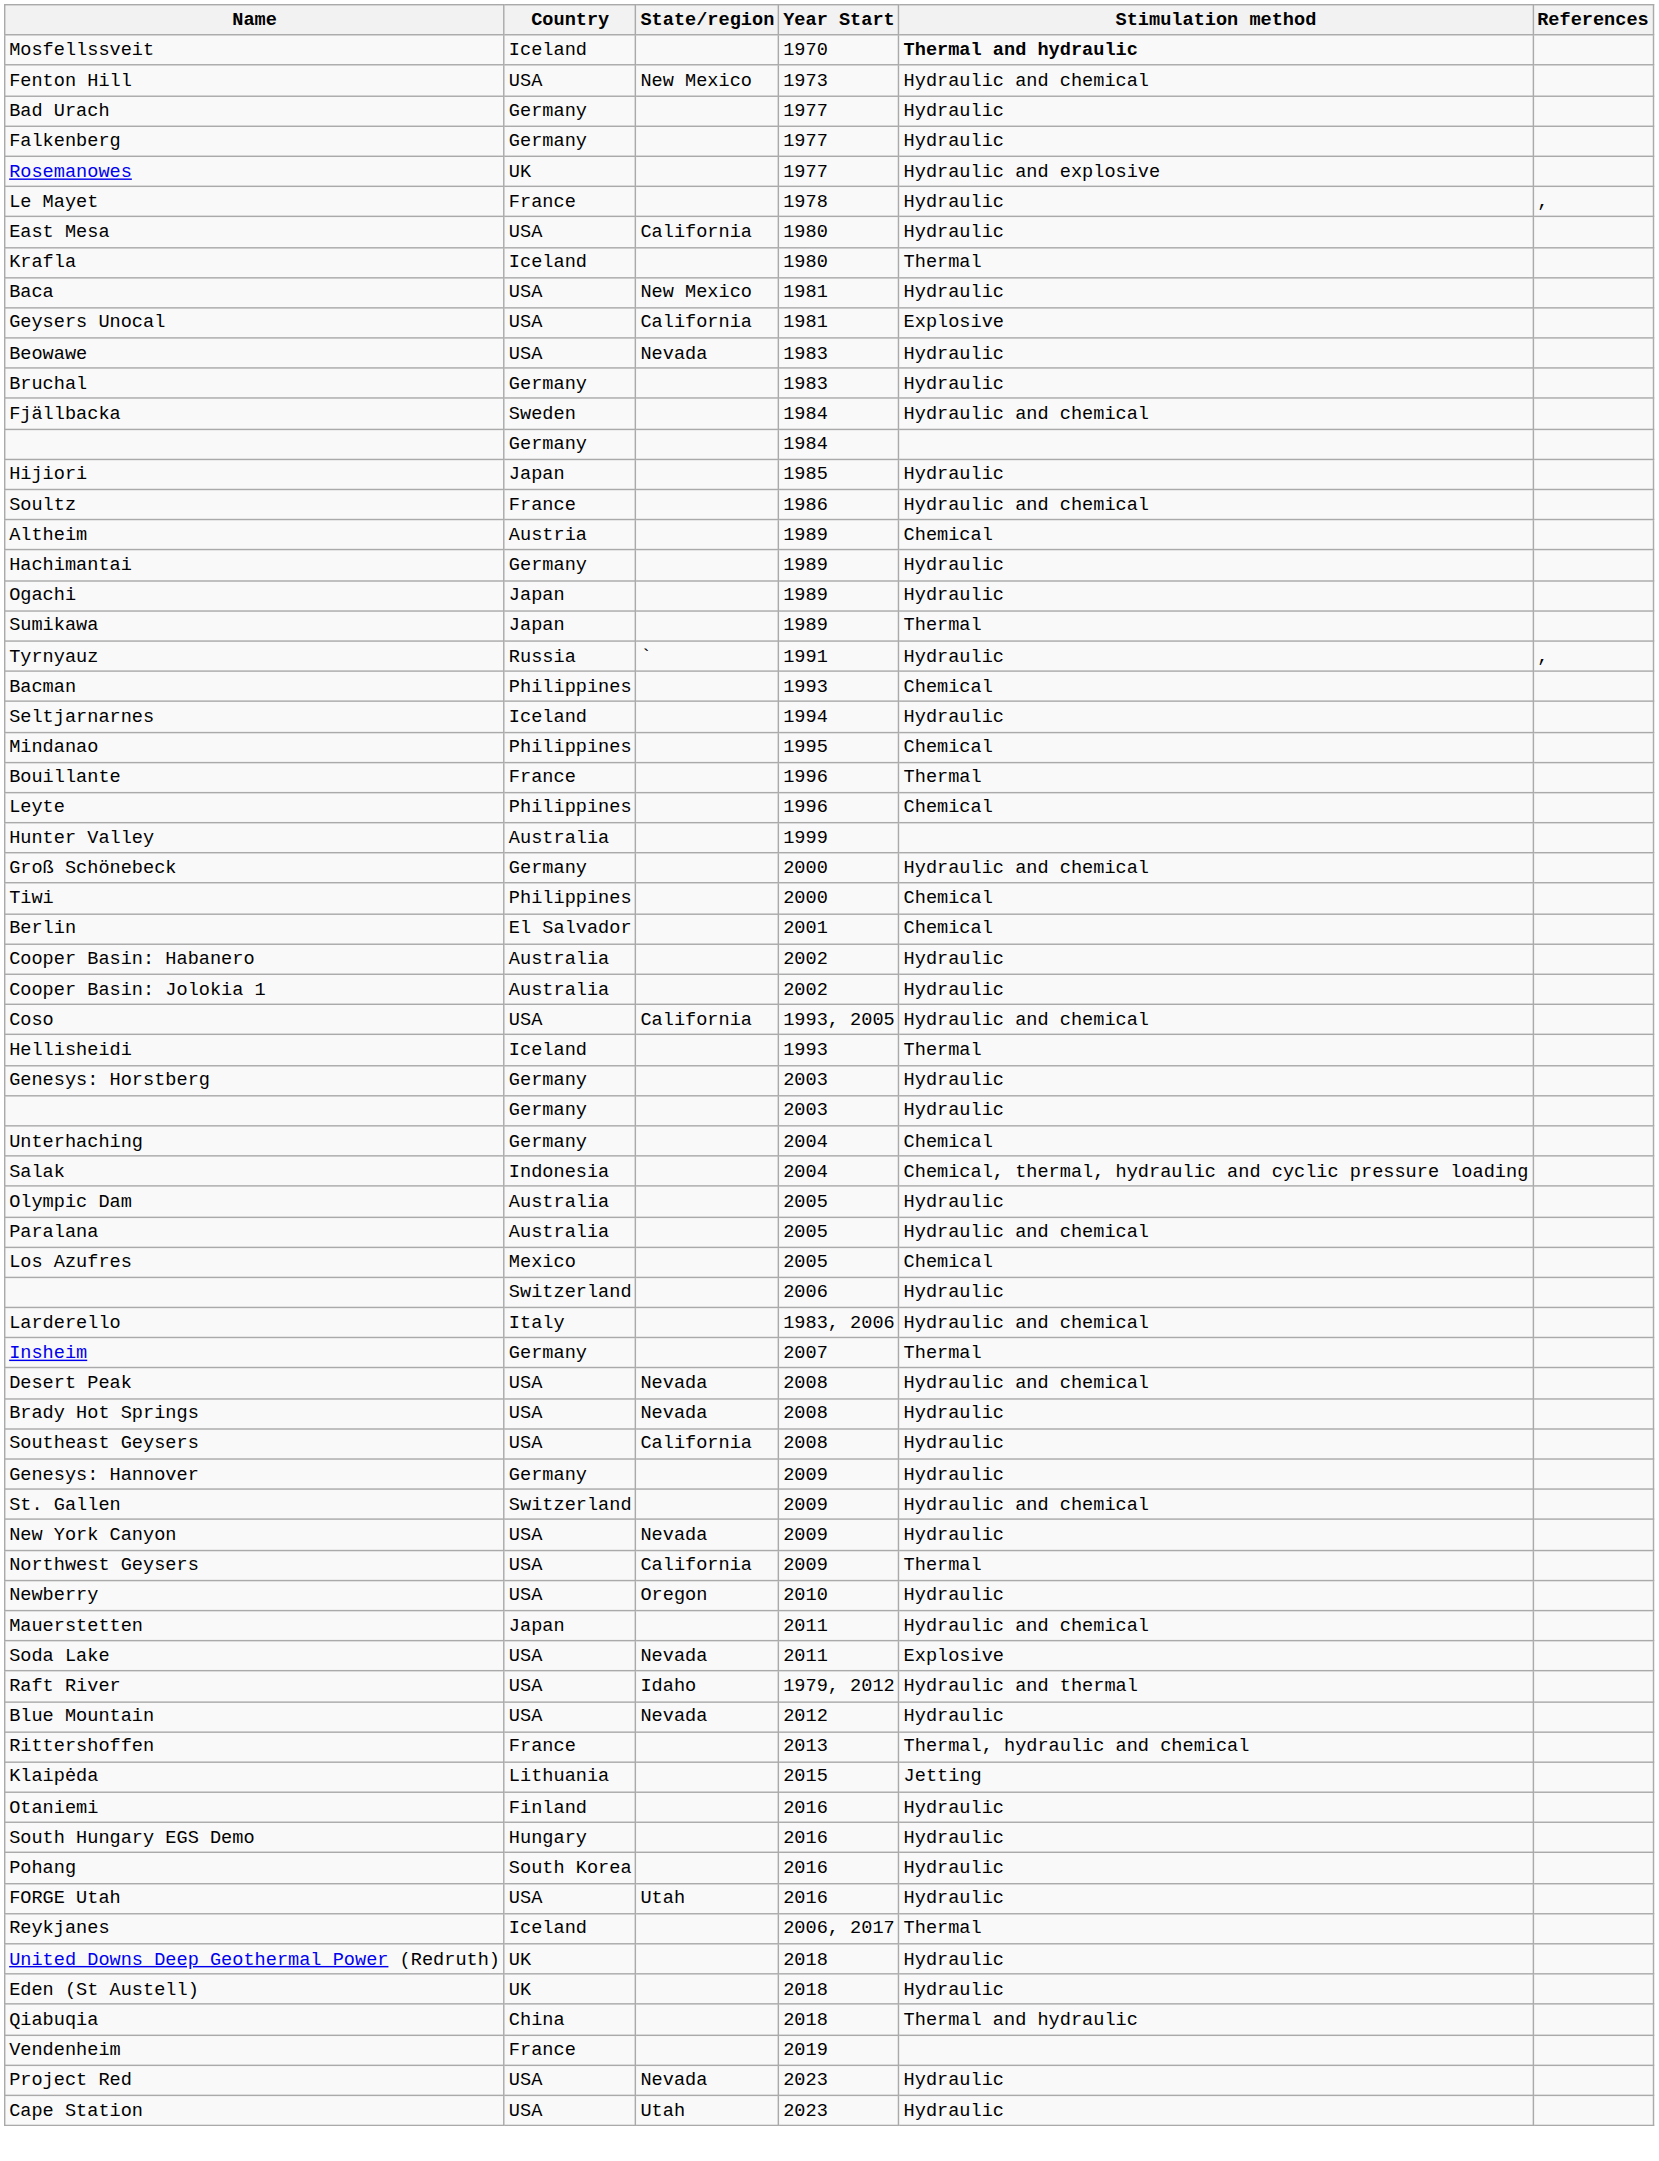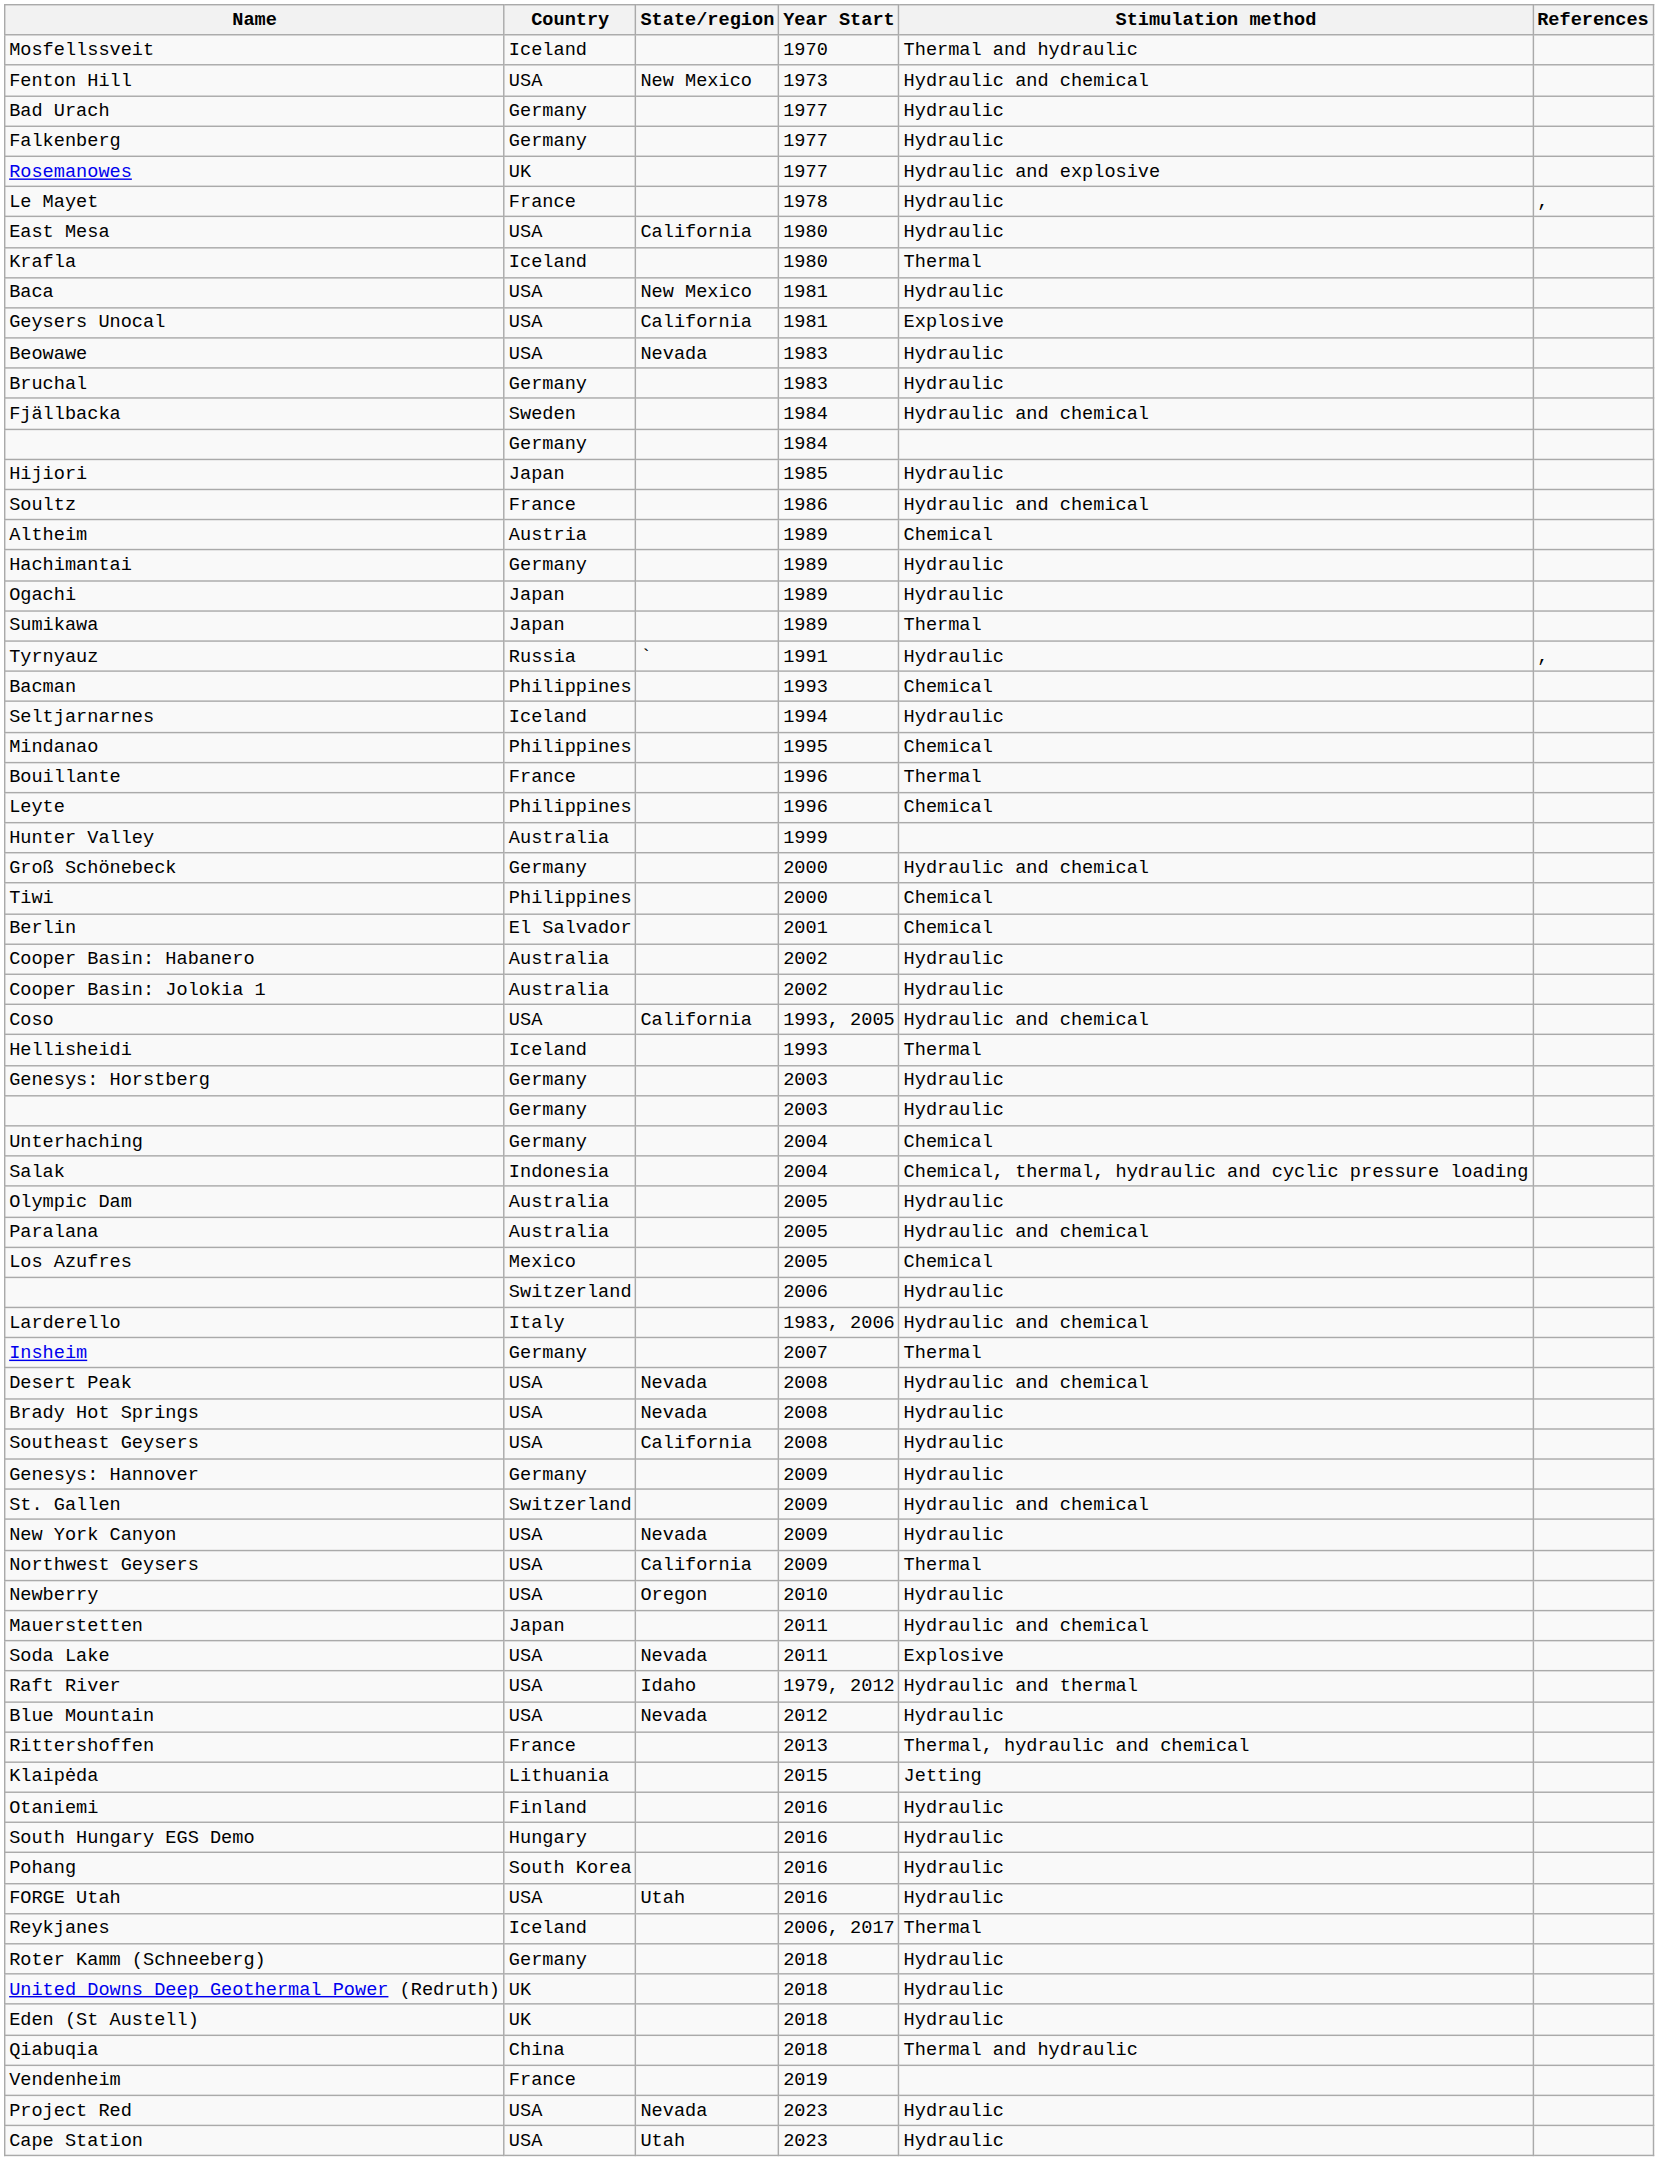(1021, 50) bold -> (1021, 50) normal
+ row: (137, 1959)
